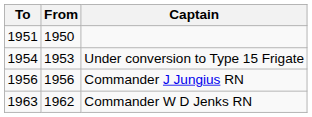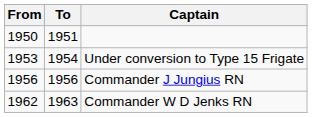columns swapped: (61, 15) <-> (23, 15)
